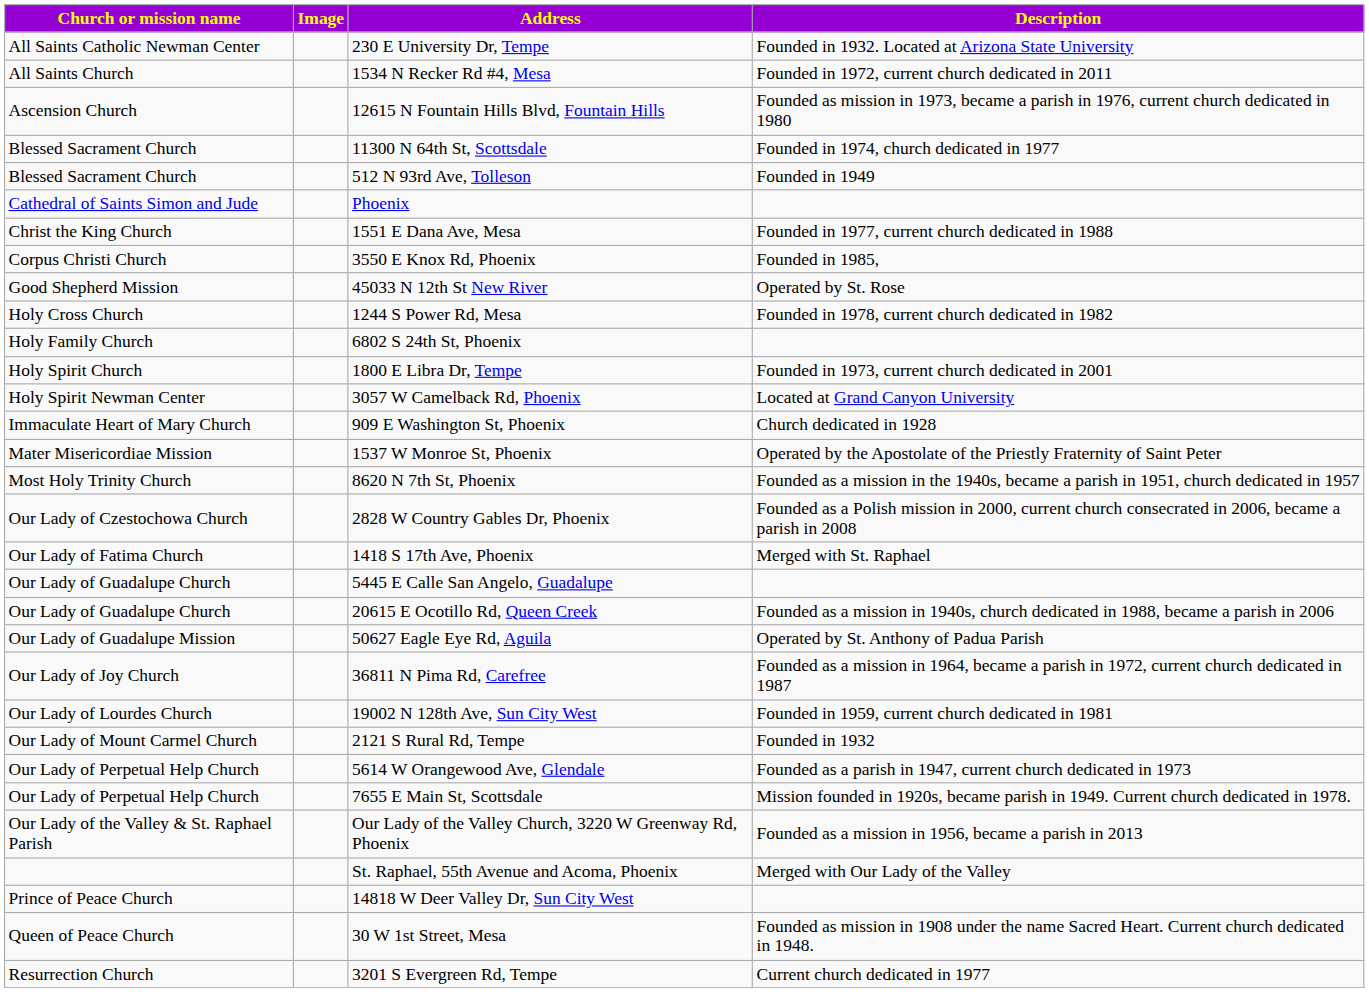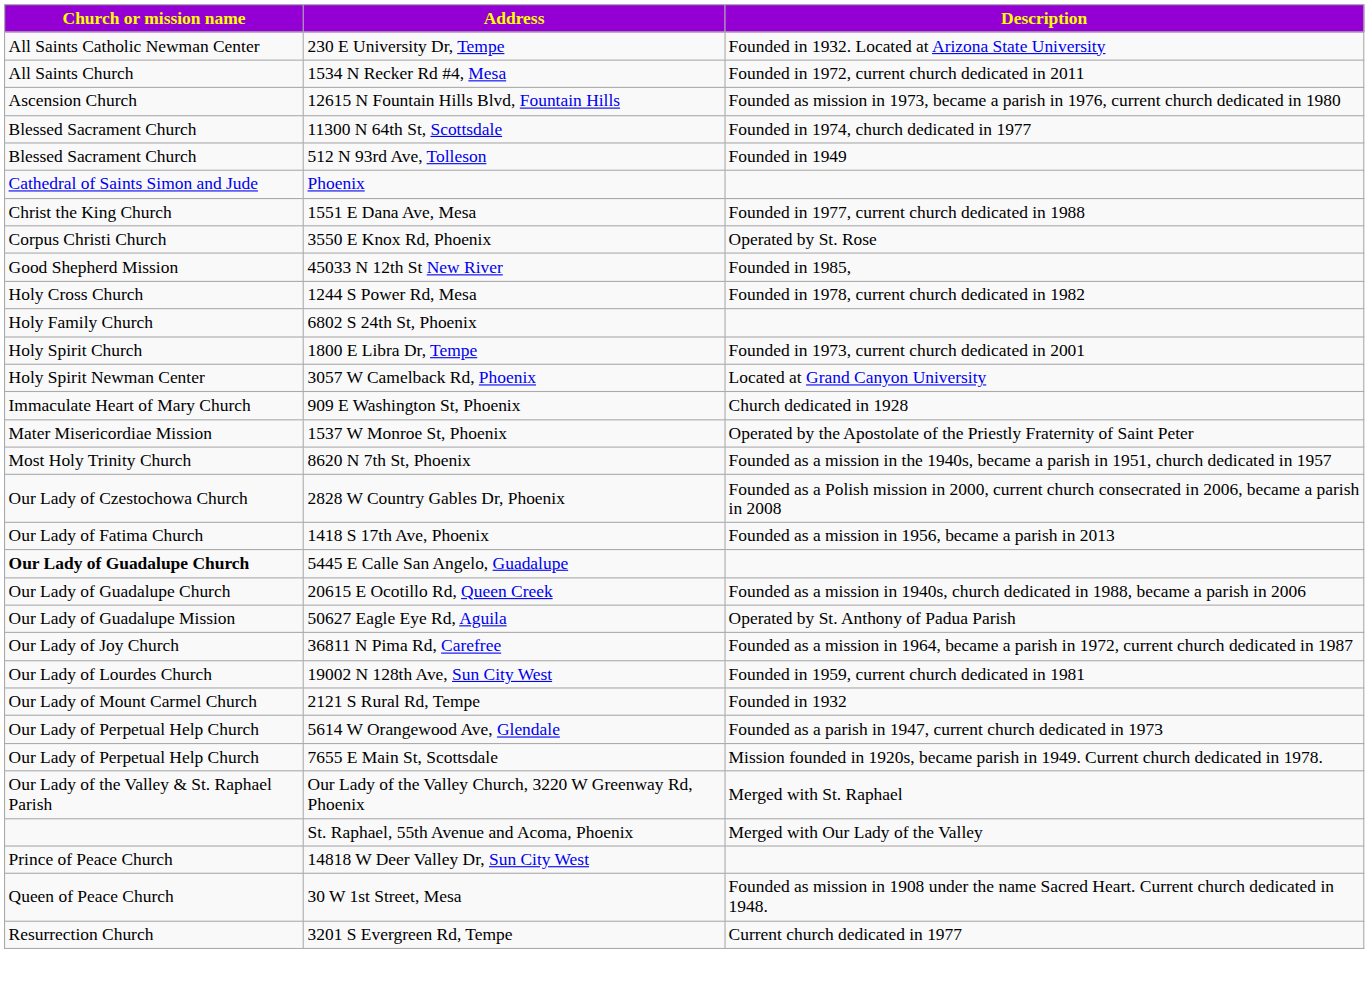- column: (321, 18)
(818, 259) Founded in 1985, -> (803, 239) Operated by St. Rose
(831, 286) Operated by St. Rose -> (790, 267) Founded in 1985,
(844, 555) Merged with St. Raphael -> (922, 535) Founded as a mission in 1956, became a parish in 2013
(119, 583) normal -> (129, 563) bold
(950, 833) Founded as a mission in 1956, became a parish in 2013 -> (816, 794) Merged with St. Raphael
